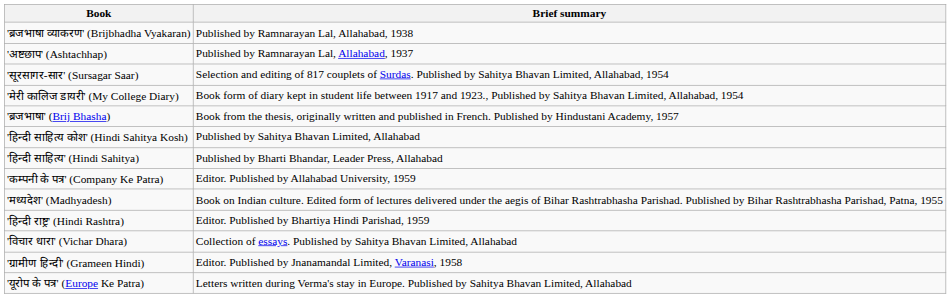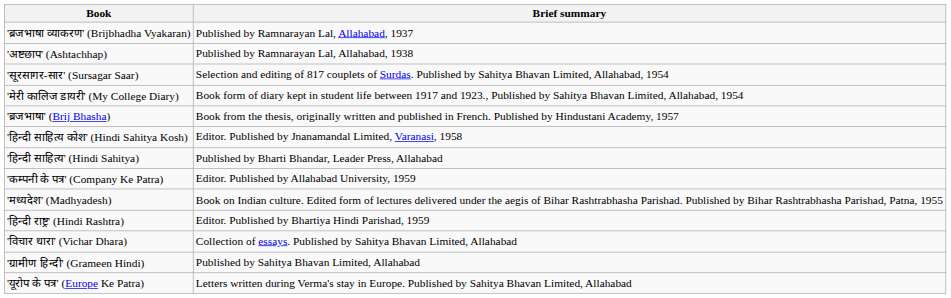(305, 32) Published by Ramnarayan Lal, Allahabad, 1938 -> (305, 32) Published by Ramnarayan Lal, Allahabad, 1937
(305, 53) Published by Ramnarayan Lal, Allahabad, 1937 -> (305, 53) Published by Ramnarayan Lal, Allahabad, 1938
(308, 137) Published by Sahitya Bhavan Limited, Allahabad -> (329, 137) Editor. Published by Jnanamandal Limited, Varanasi, 1958
(329, 262) Editor. Published by Jnanamandal Limited, Varanasi, 1958 -> (308, 262) Published by Sahitya Bhavan Limited, Allahabad
